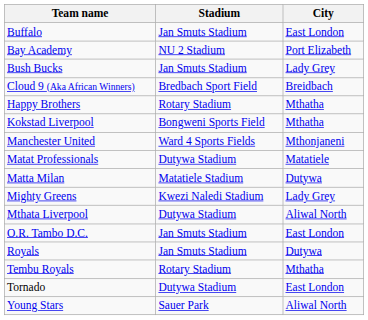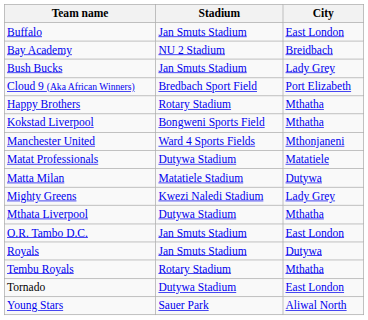(318, 50) Port Elizabeth -> (309, 50) Breidbach
(309, 86) Breidbach -> (318, 86) Port Elizabeth
(316, 214) Aliwal North -> (305, 214) Mthatha
